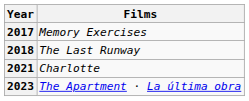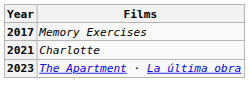- row: (21, 50)
